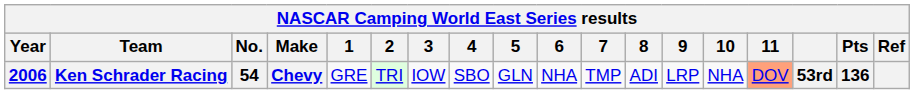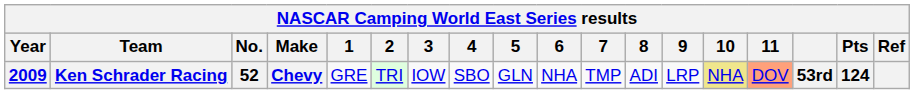(28, 75) 2006 -> (28, 75) 2009
(249, 75) 54 -> (249, 75) 52
(726, 75) no background -> (726, 75) khaki background
(855, 75) 136 -> (855, 75) 124
